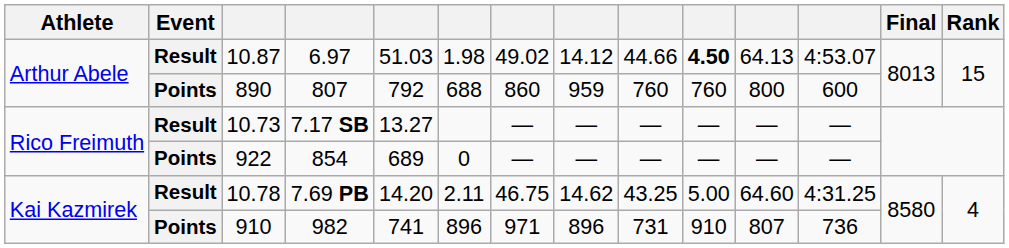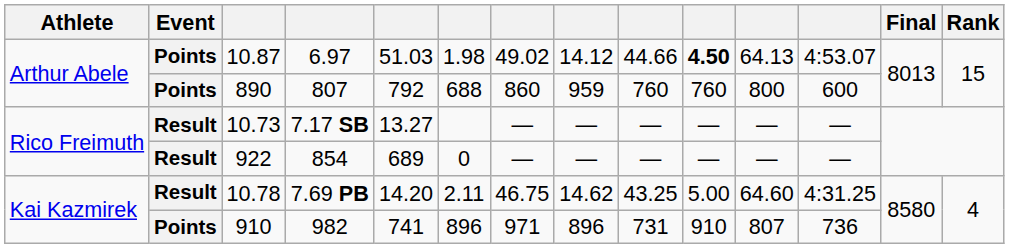(185, 56) Result -> (185, 56) Points
(185, 159) Points -> (185, 159) Result
